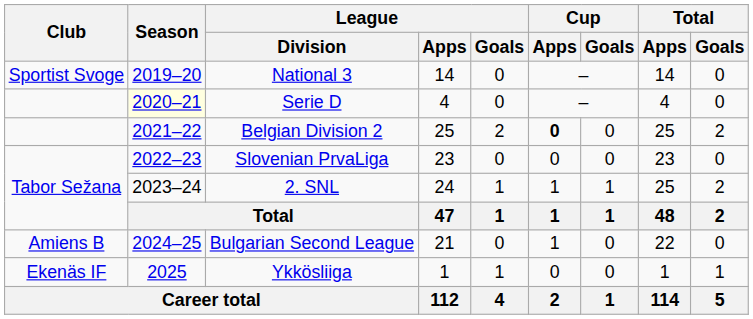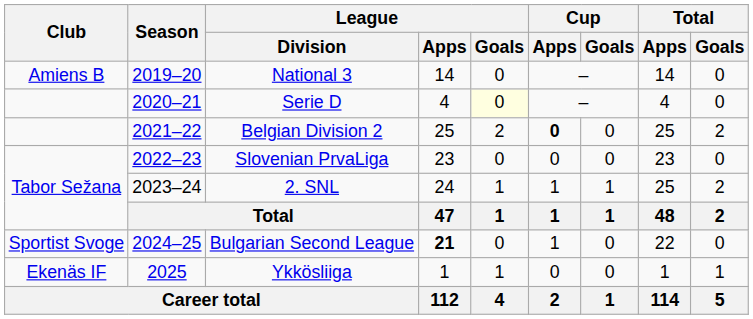(66, 74) Sportist Svoge -> (66, 74) Amiens B
(167, 103) lightyellow background -> (167, 103) no background
(500, 103) no background -> (500, 103) lightyellow background
(66, 243) Amiens B -> (66, 243) Sportist Svoge
(444, 243) normal -> (444, 243) bold
